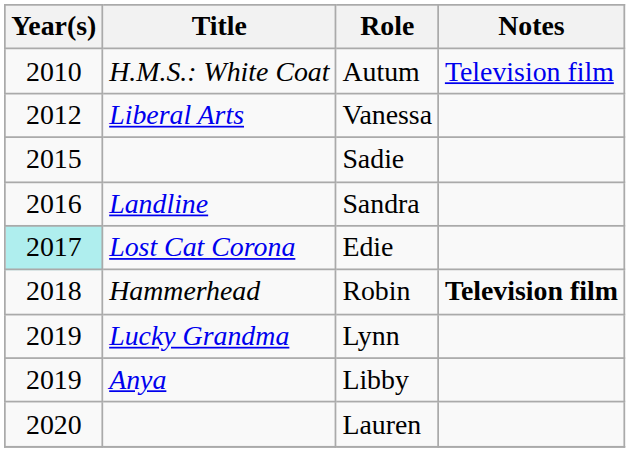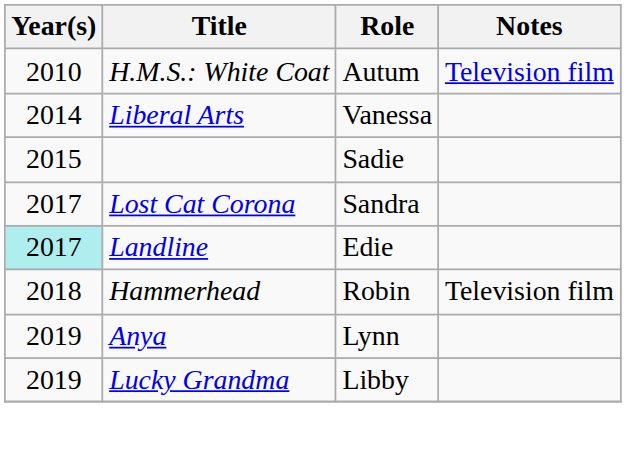(54, 114) 2012 -> (54, 114) 2014
(54, 203) 2016 -> (54, 203) 2017
(159, 203) Landline -> (202, 203) Lost Cat Corona
(202, 247) Lost Cat Corona -> (159, 247) Landline
(531, 291) bold -> (529, 291) normal
(199, 335) Lucky Grandma -> (138, 335) Anya
(138, 379) Anya -> (199, 379) Lucky Grandma
- row: (382, 423)
